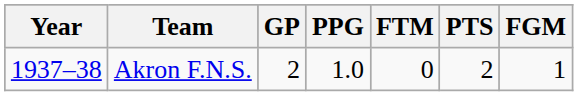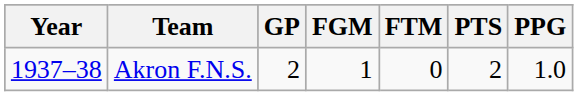columns swapped: (536, 26) <-> (338, 26)
